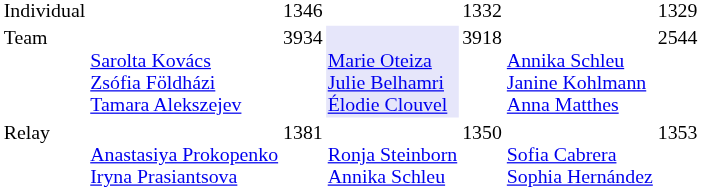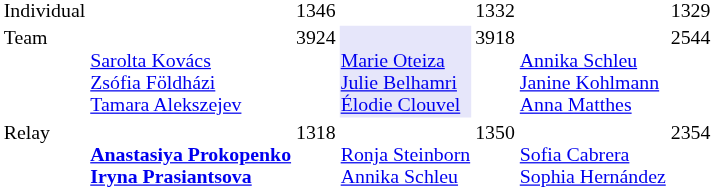(303, 38) 3934 -> (316, 38) 3924
(184, 165) normal -> (191, 165) bold
(303, 132) 1381 -> (316, 132) 1318
(678, 132) 1353 -> (691, 132) 2354
